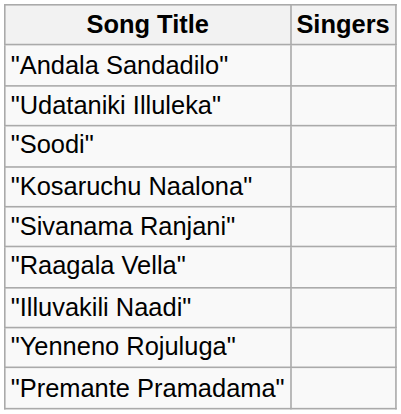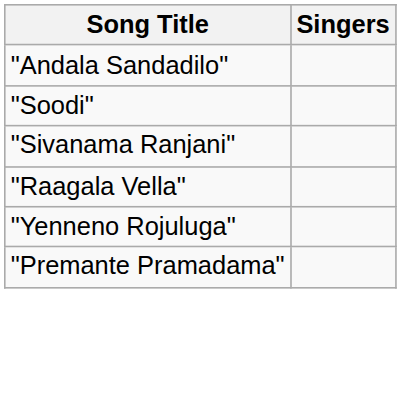- row: (116, 105)
- row: (131, 186)
- row: (101, 307)
